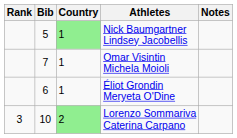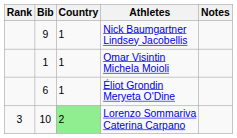(45, 35) 5 -> (45, 35) 9
(61, 35) lightgreen background -> (61, 35) no background
(45, 63) 7 -> (45, 63) 1
